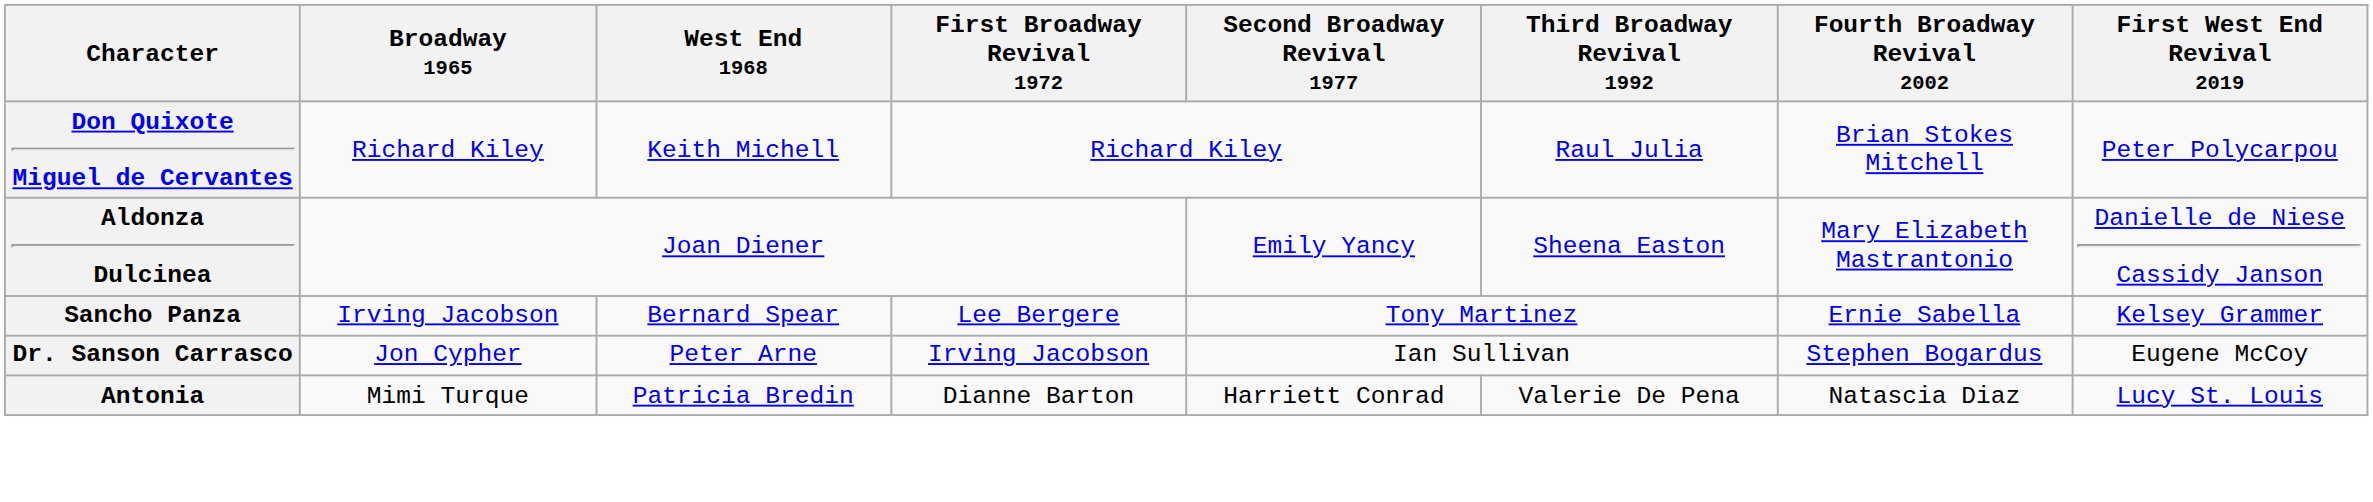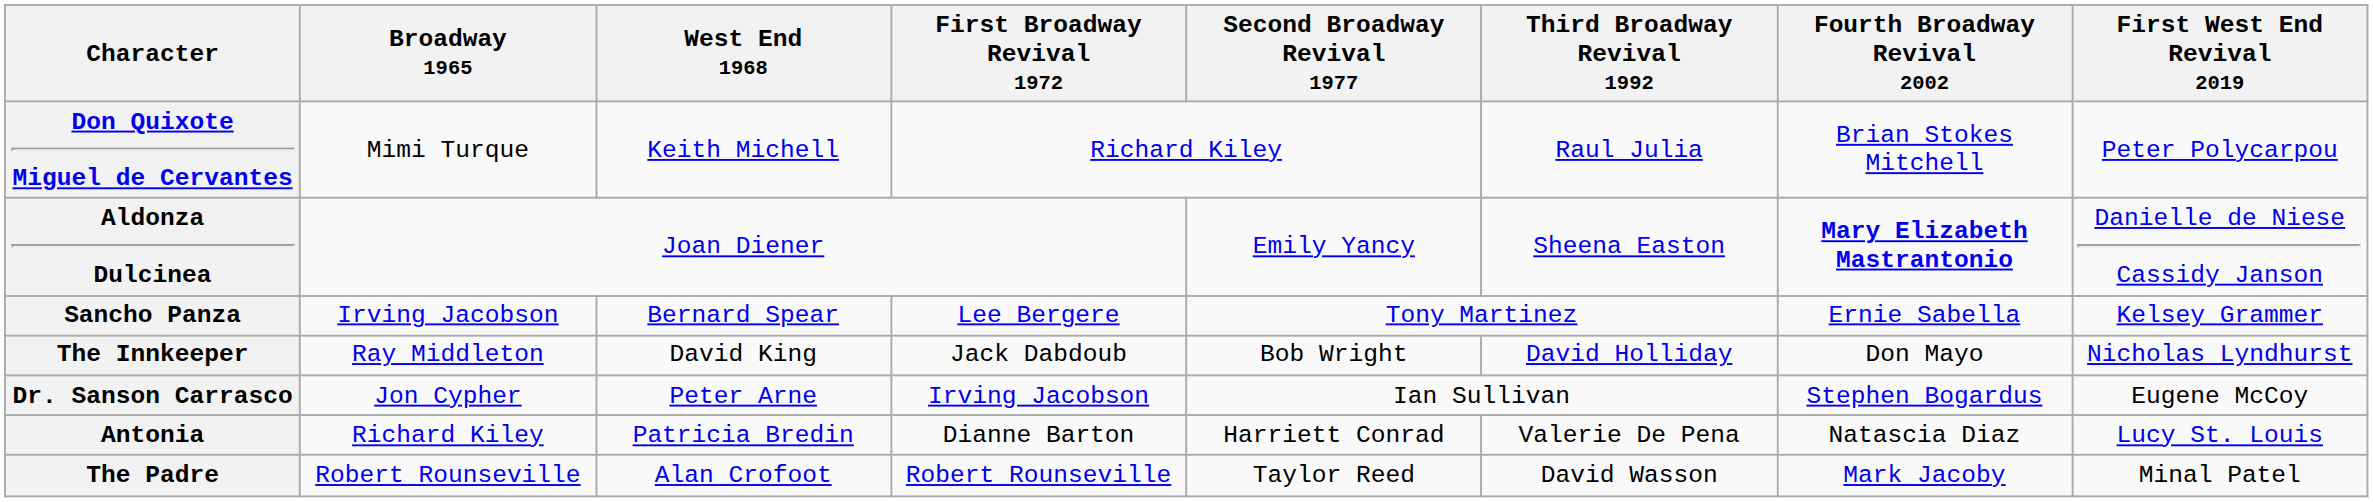(448, 150) Richard Kiley -> (448, 150) Mimi Turque
(1924, 247) normal -> (1924, 247) bold
+ row: (153, 355)
(448, 395) Mimi Turque -> (448, 435) Richard Kiley
+ row: (153, 475)
